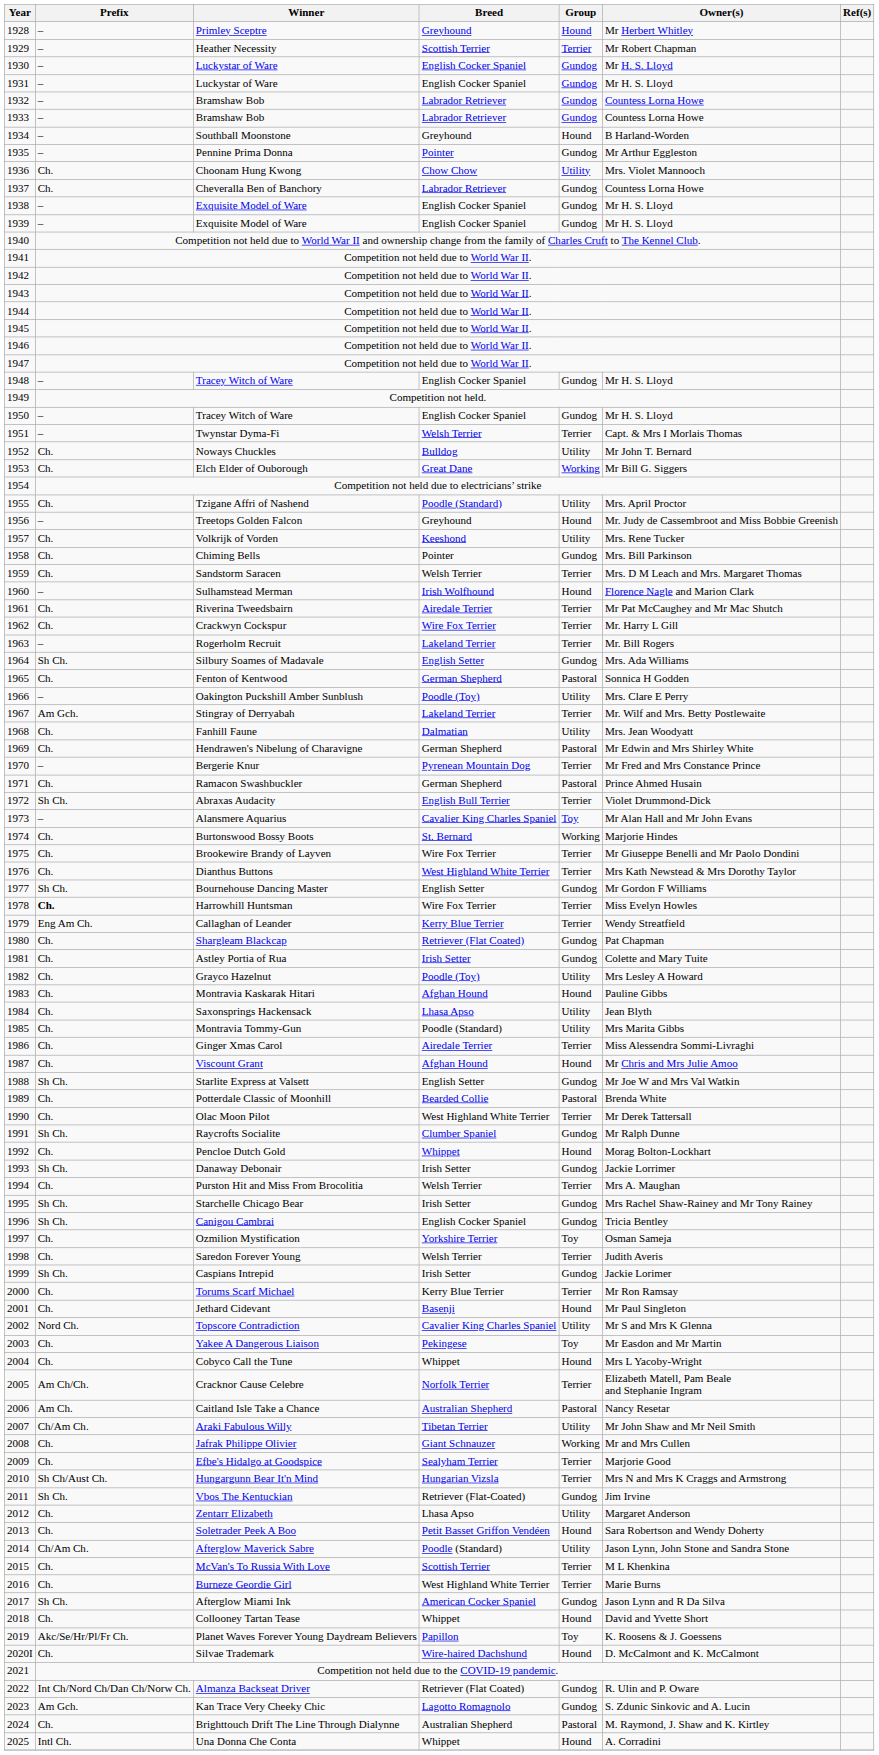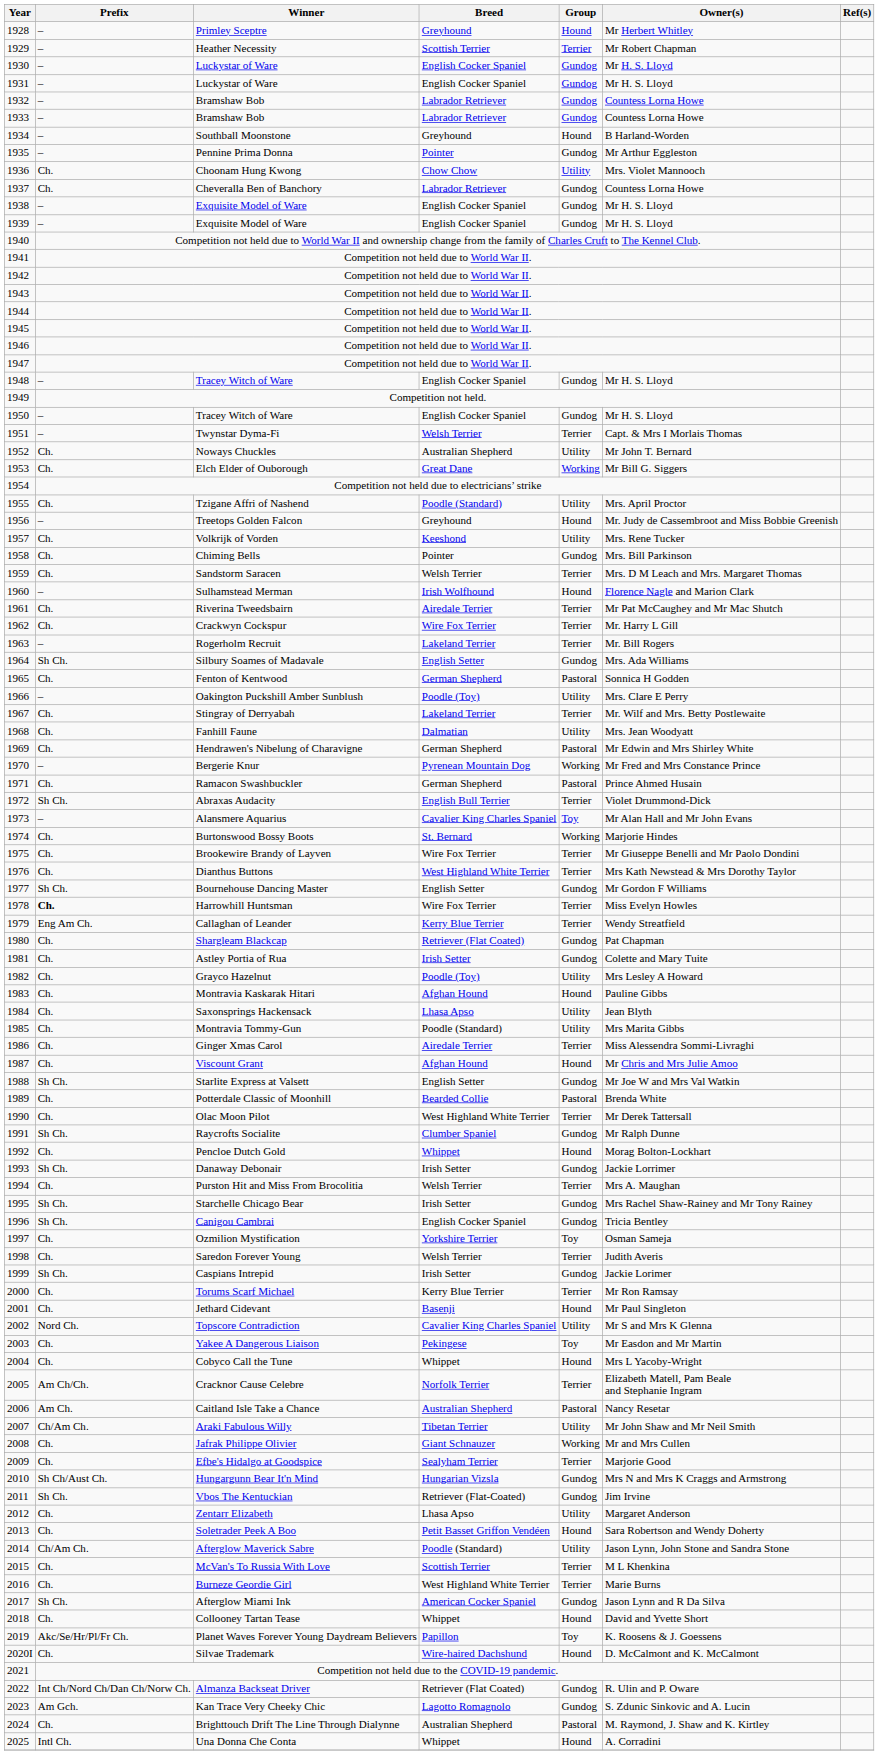(440, 450) Bulldog -> (467, 450) Australian Shepherd
(58, 713) Am Gch. -> (46, 713) Ch.
(576, 766) Terrier -> (581, 766) Working
(576, 1478) Terrier -> (579, 1478) Gundog
